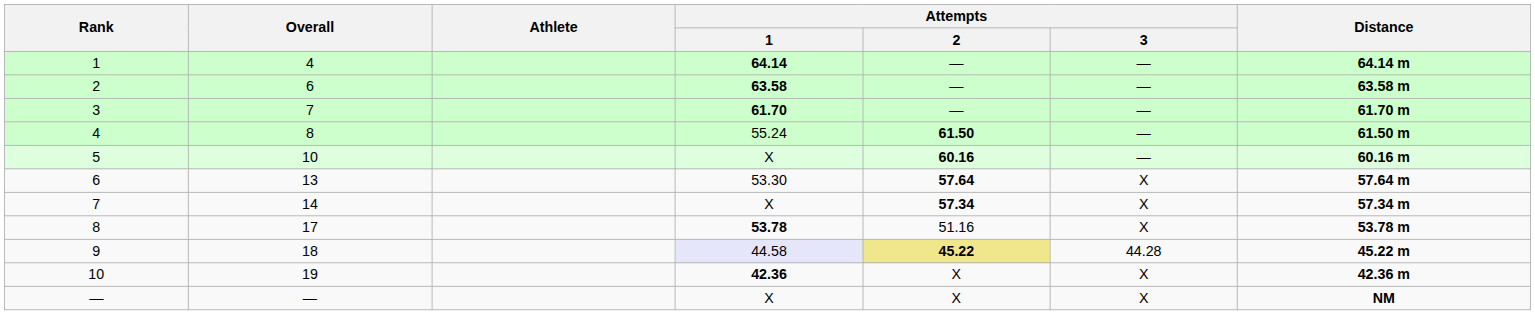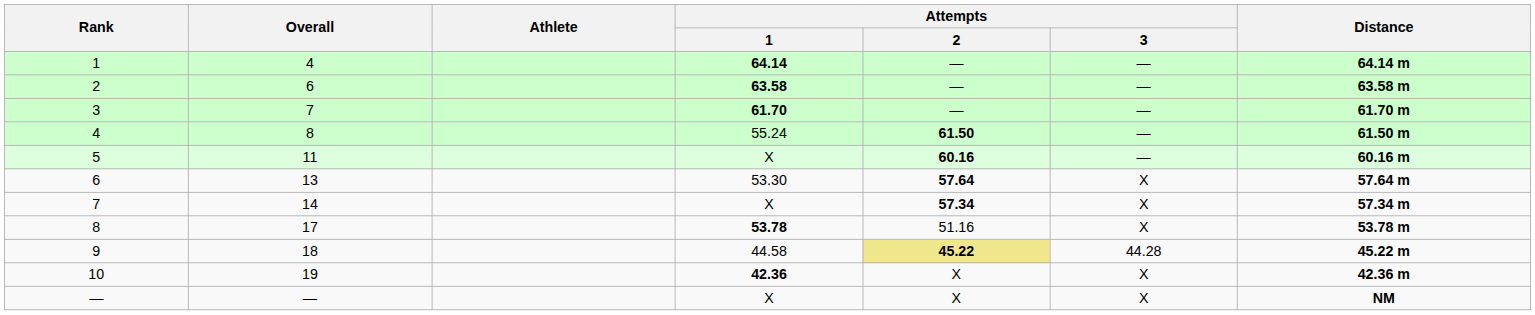(310, 156) 10 -> (310, 156) 11
(769, 251) lavender background -> (769, 251) no background
